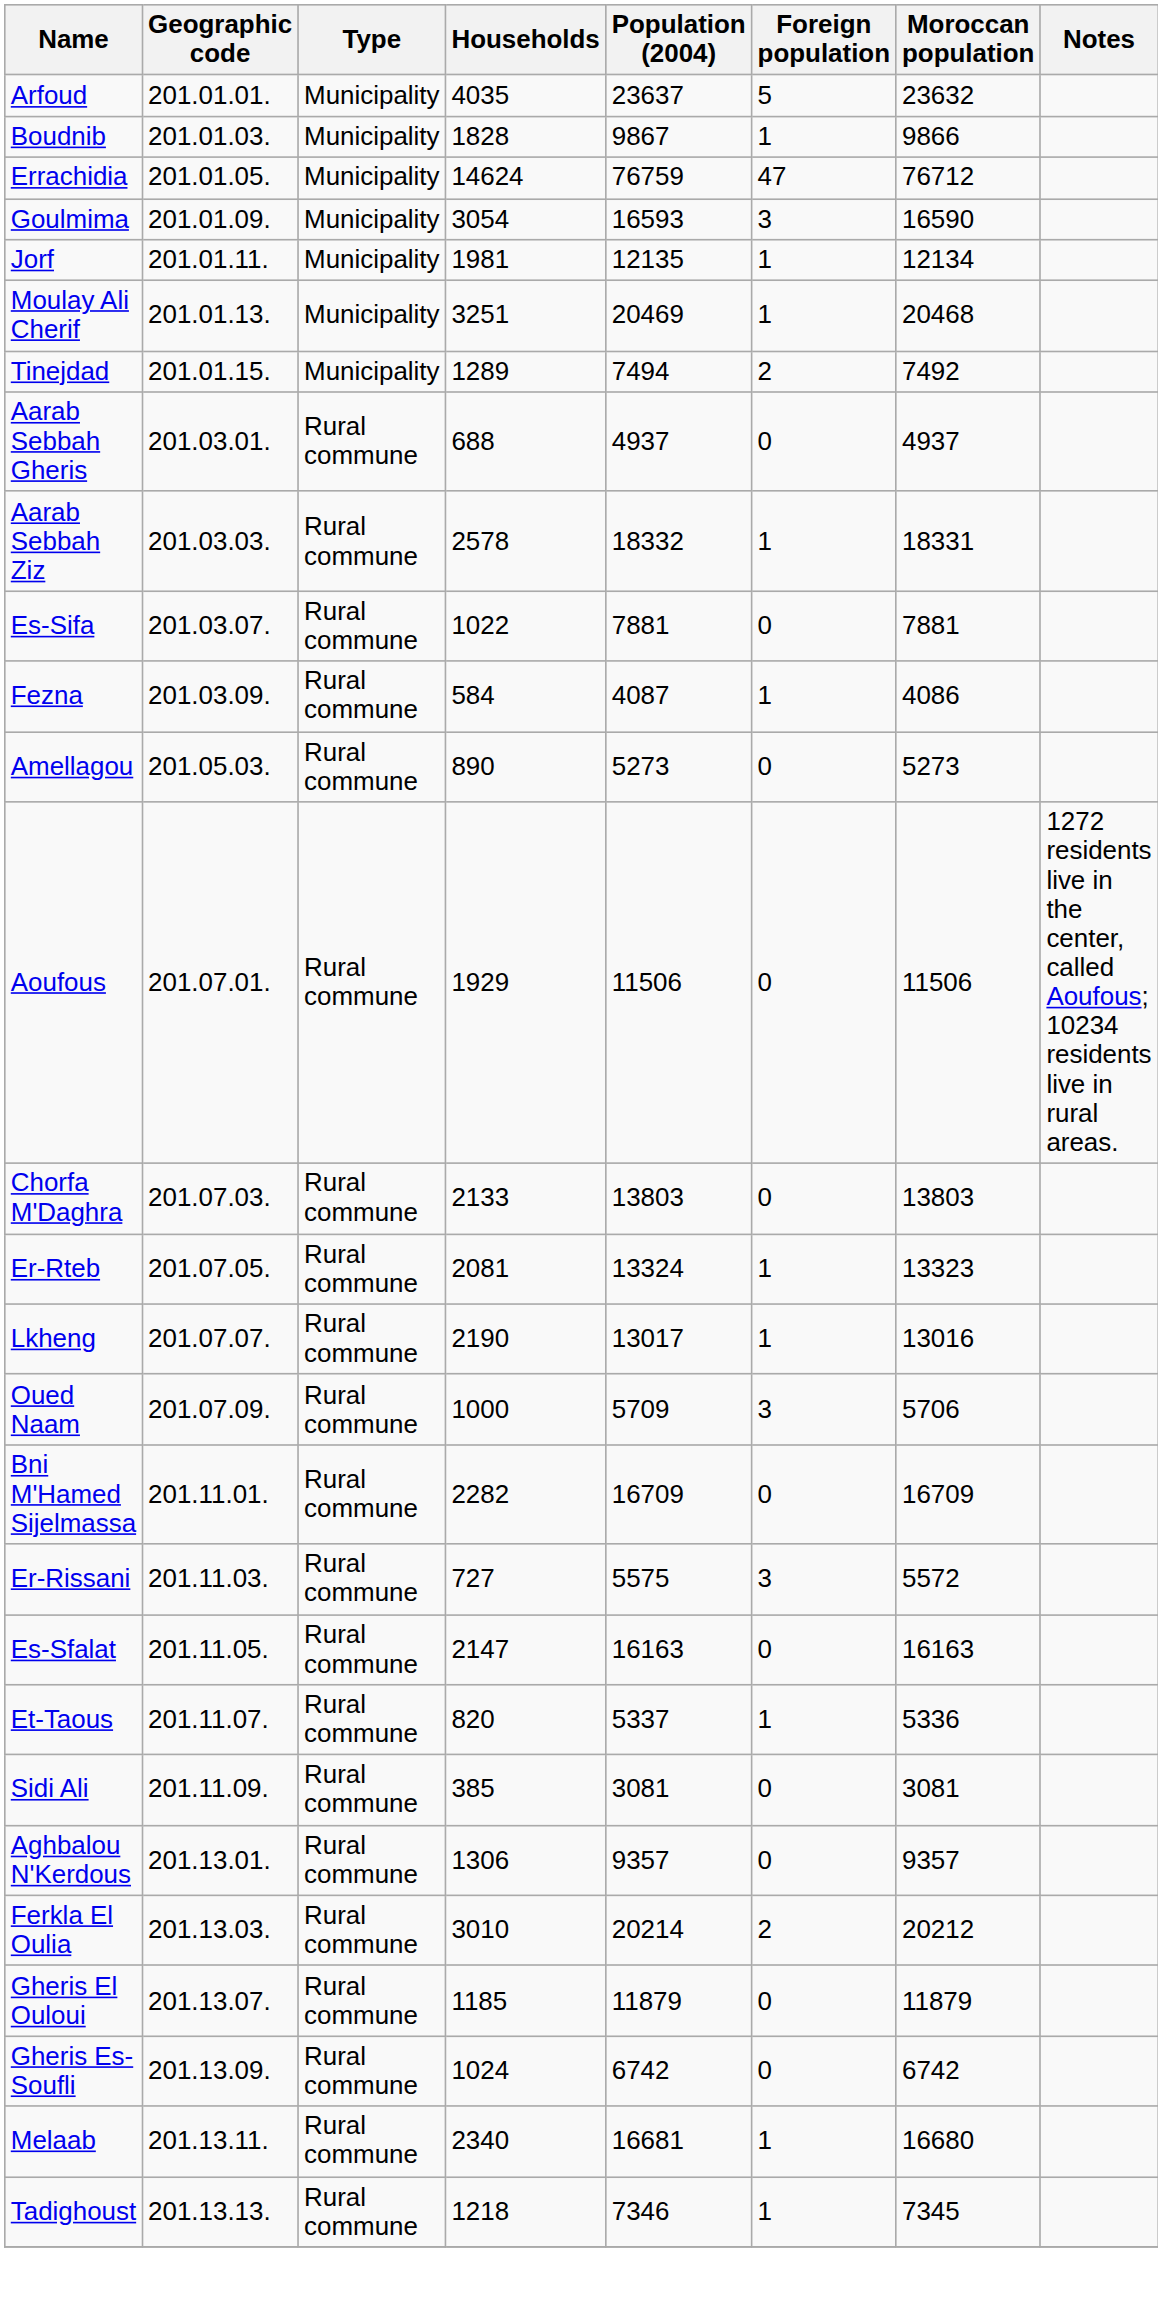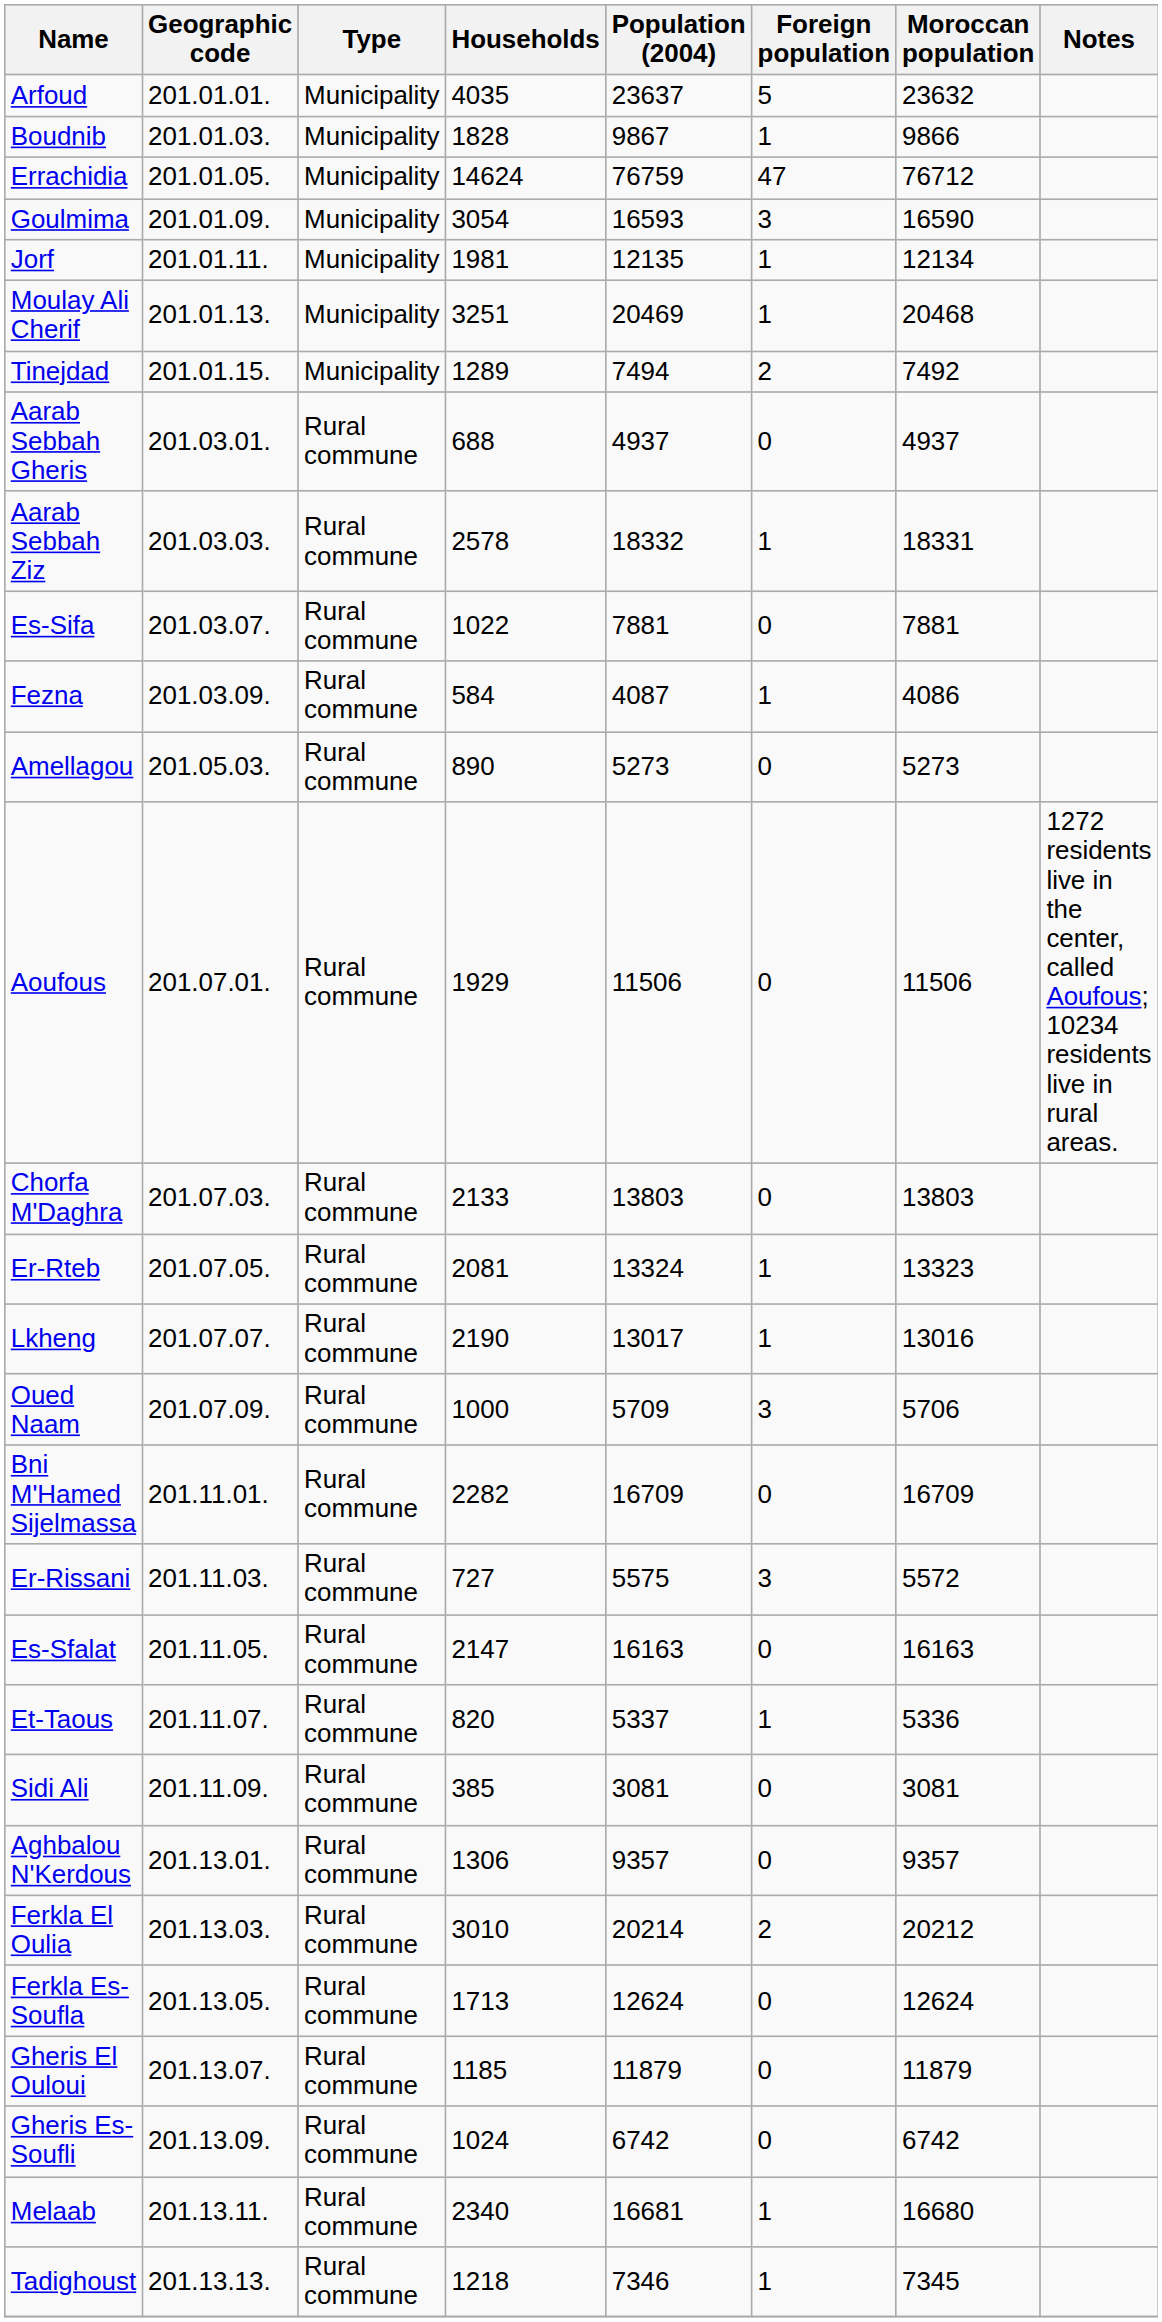+ row: (70, 2000)
